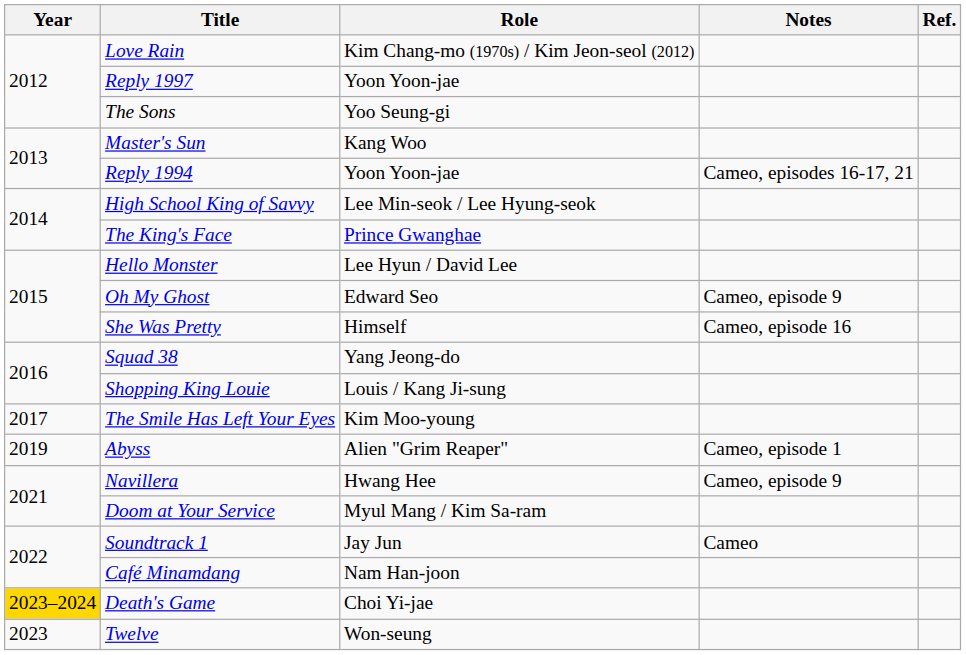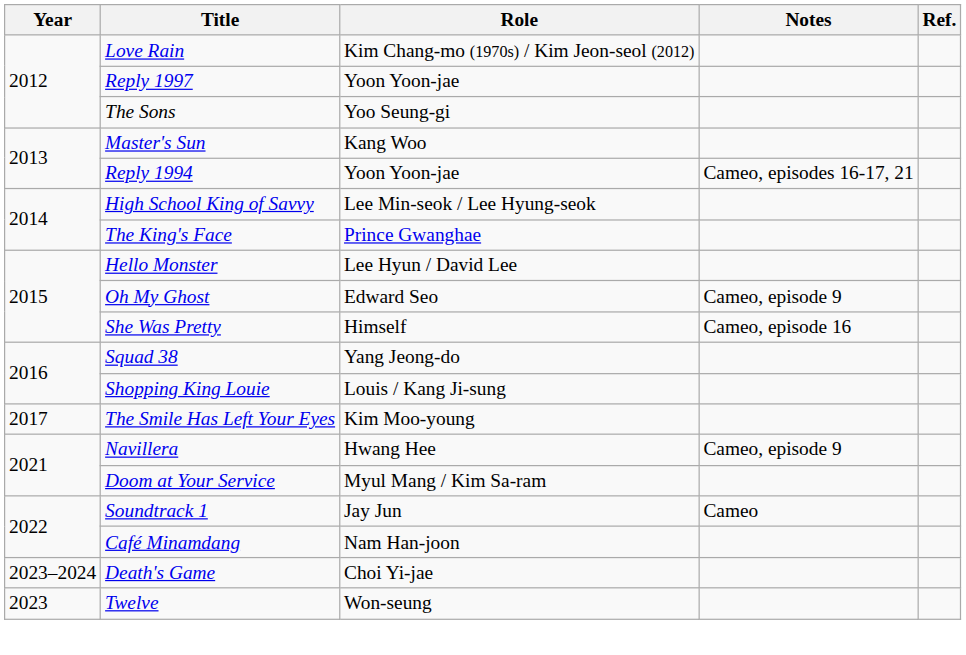- row: (128, 449)
(53, 603) gold background -> (53, 572) no background
